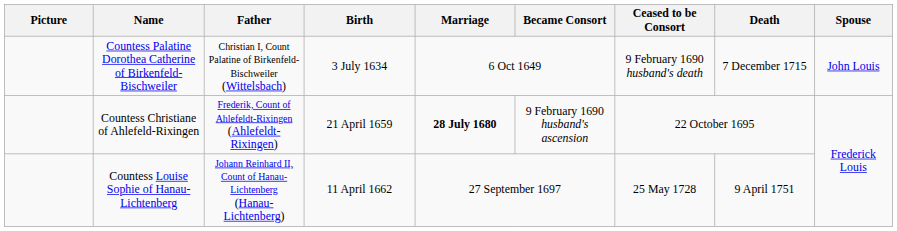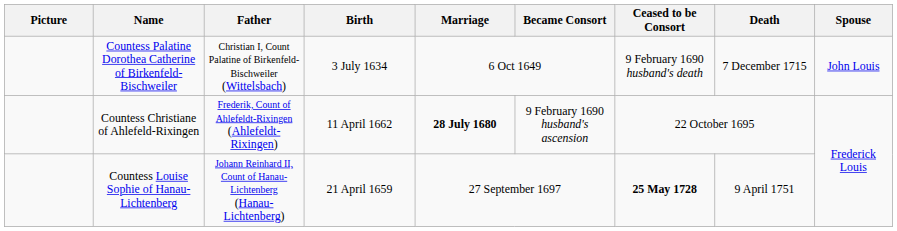(359, 124) 21 April 1659 -> (359, 124) 11 April 1662
(359, 190) 11 April 1662 -> (359, 190) 21 April 1659
(665, 190) normal -> (665, 190) bold
